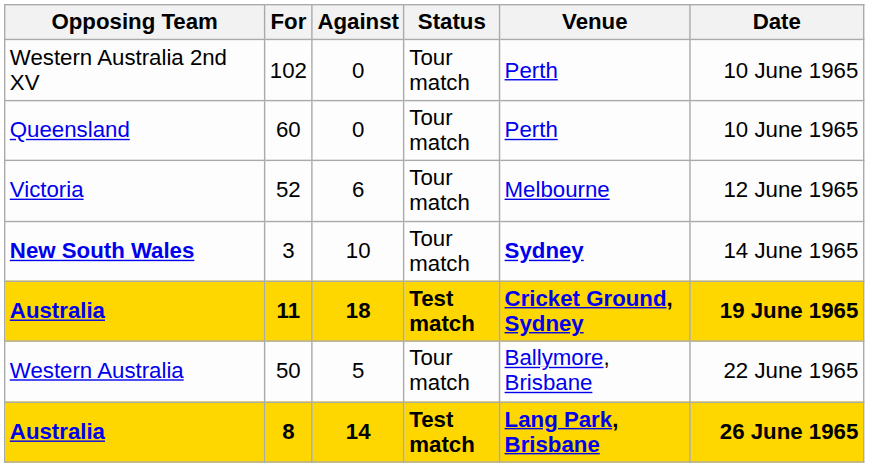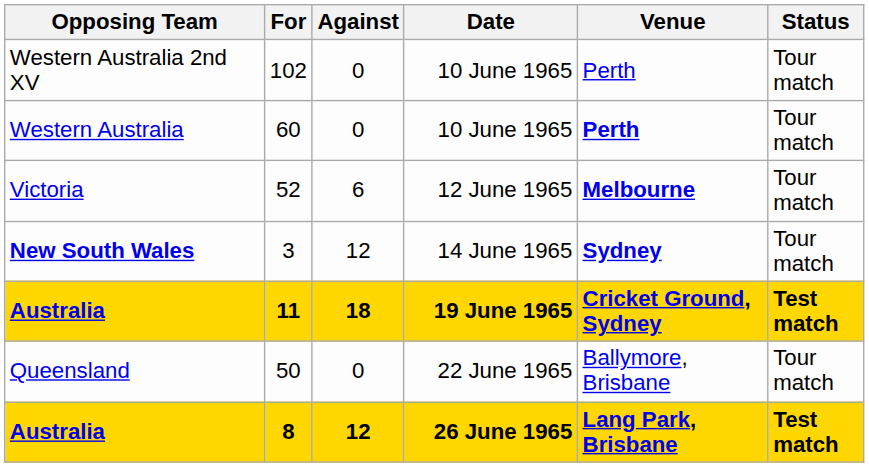columns swapped: (777, 22) <-> (452, 22)
(70, 130) Queensland -> (97, 130) Western Australia
(531, 130) normal -> (611, 130) bold
(557, 190) normal -> (639, 190) bold
(358, 250) 10 -> (358, 250) 12
(97, 371) Western Australia -> (70, 371) Queensland
(358, 371) 5 -> (358, 371) 0
(358, 431) 14 -> (358, 431) 12
